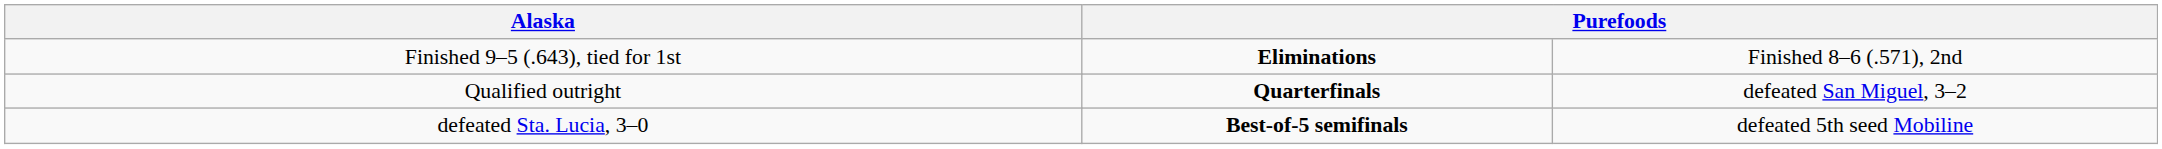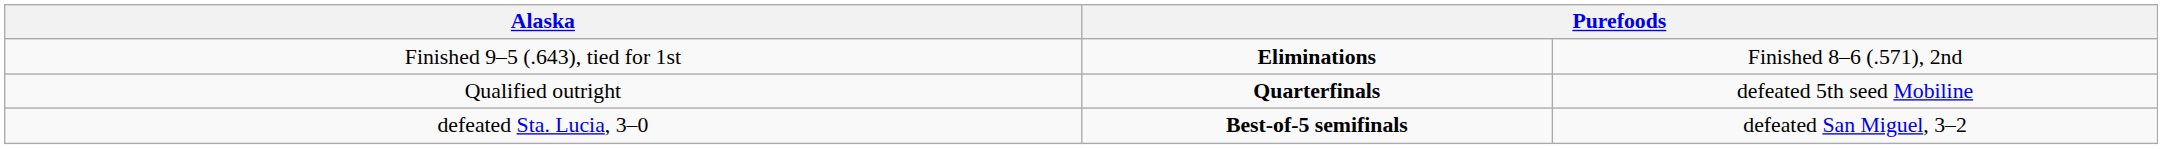(1855, 90) defeated San Miguel, 3–2 -> (1855, 90) defeated 5th seed Mobiline
(1855, 125) defeated 5th seed Mobiline -> (1855, 125) defeated San Miguel, 3–2
